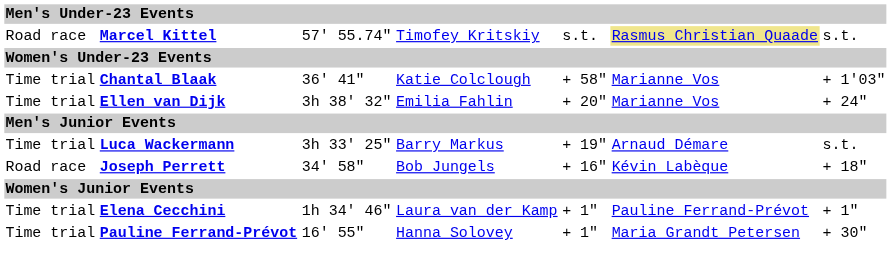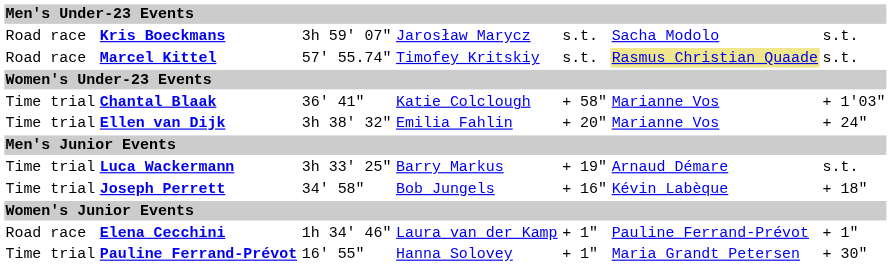+ row: (163, 36)
(46, 167) Road race -> (50, 189) Time trial
(50, 211) Time trial -> (46, 233) Road race
